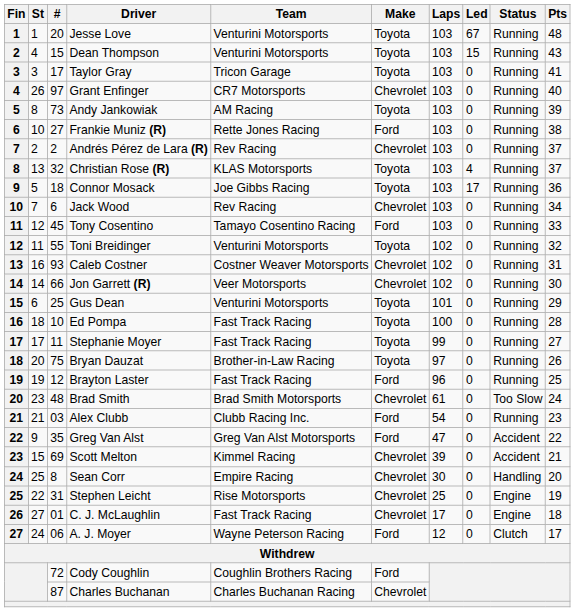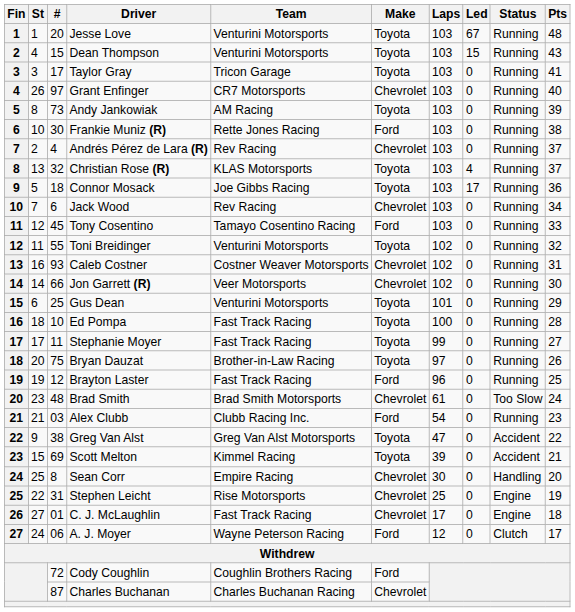(57, 130) 27 -> (57, 130) 30
(54, 149) 2 -> (54, 149) 4
(57, 438) 35 -> (57, 438) 38
(387, 438) Ford -> (392, 438) Toyota
(400, 457) Chevrolet -> (392, 457) Toyota
